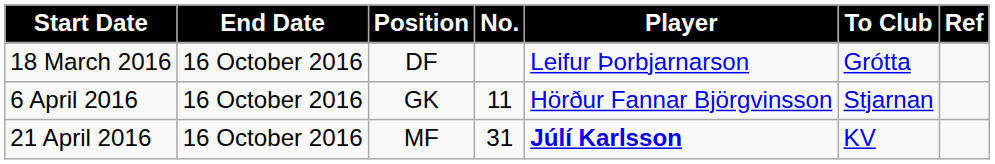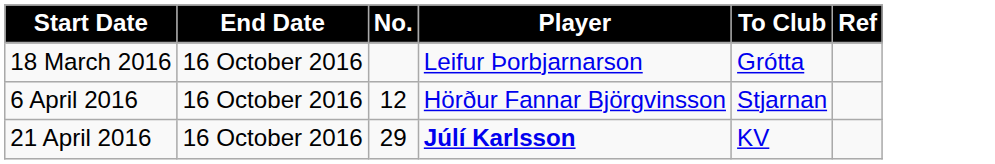- column: (421, 23)
(500, 100) 11 -> (393, 100) 12
(500, 138) 31 -> (393, 138) 29
